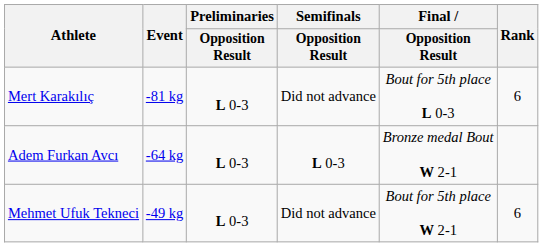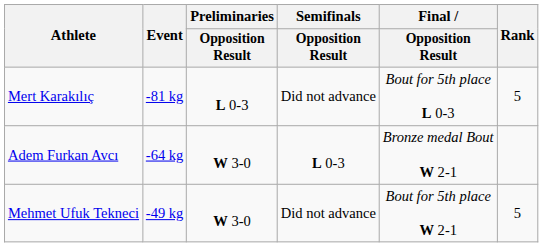(517, 96) 6 -> (517, 96) 5
(232, 163) L 0-3 -> (232, 163) W 3-0
(232, 222) L 0-3 -> (232, 222) W 3-0
(517, 213) 6 -> (517, 213) 5
